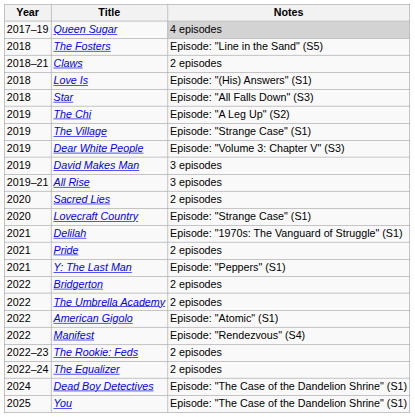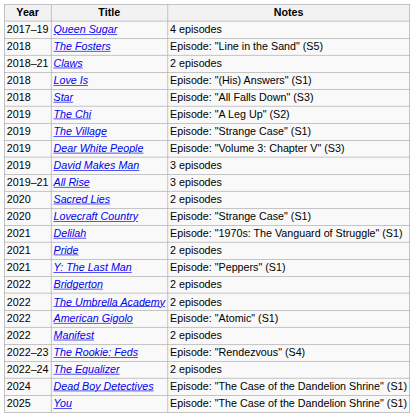(196, 30) lightgrey background -> (196, 30) no background
(238, 336) Episode: "Rendezvous" (S4) -> (196, 336) 2 episodes
(196, 353) 2 episodes -> (238, 353) Episode: "Rendezvous" (S4)
